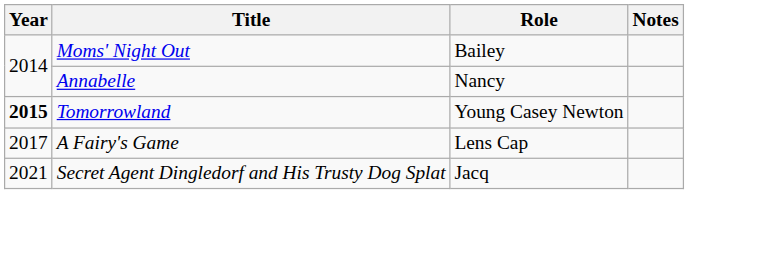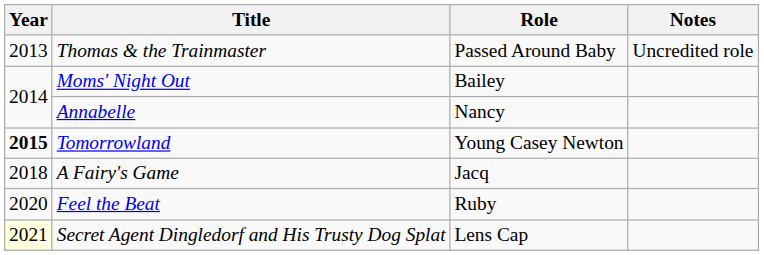+ row: (161, 50)
(28, 142) 2017 -> (28, 173) 2018
(491, 142) Lens Cap -> (472, 173) Jacq
+ row: (108, 204)
(28, 173) no background -> (28, 234) lightyellow background
(472, 173) Jacq -> (491, 234) Lens Cap
